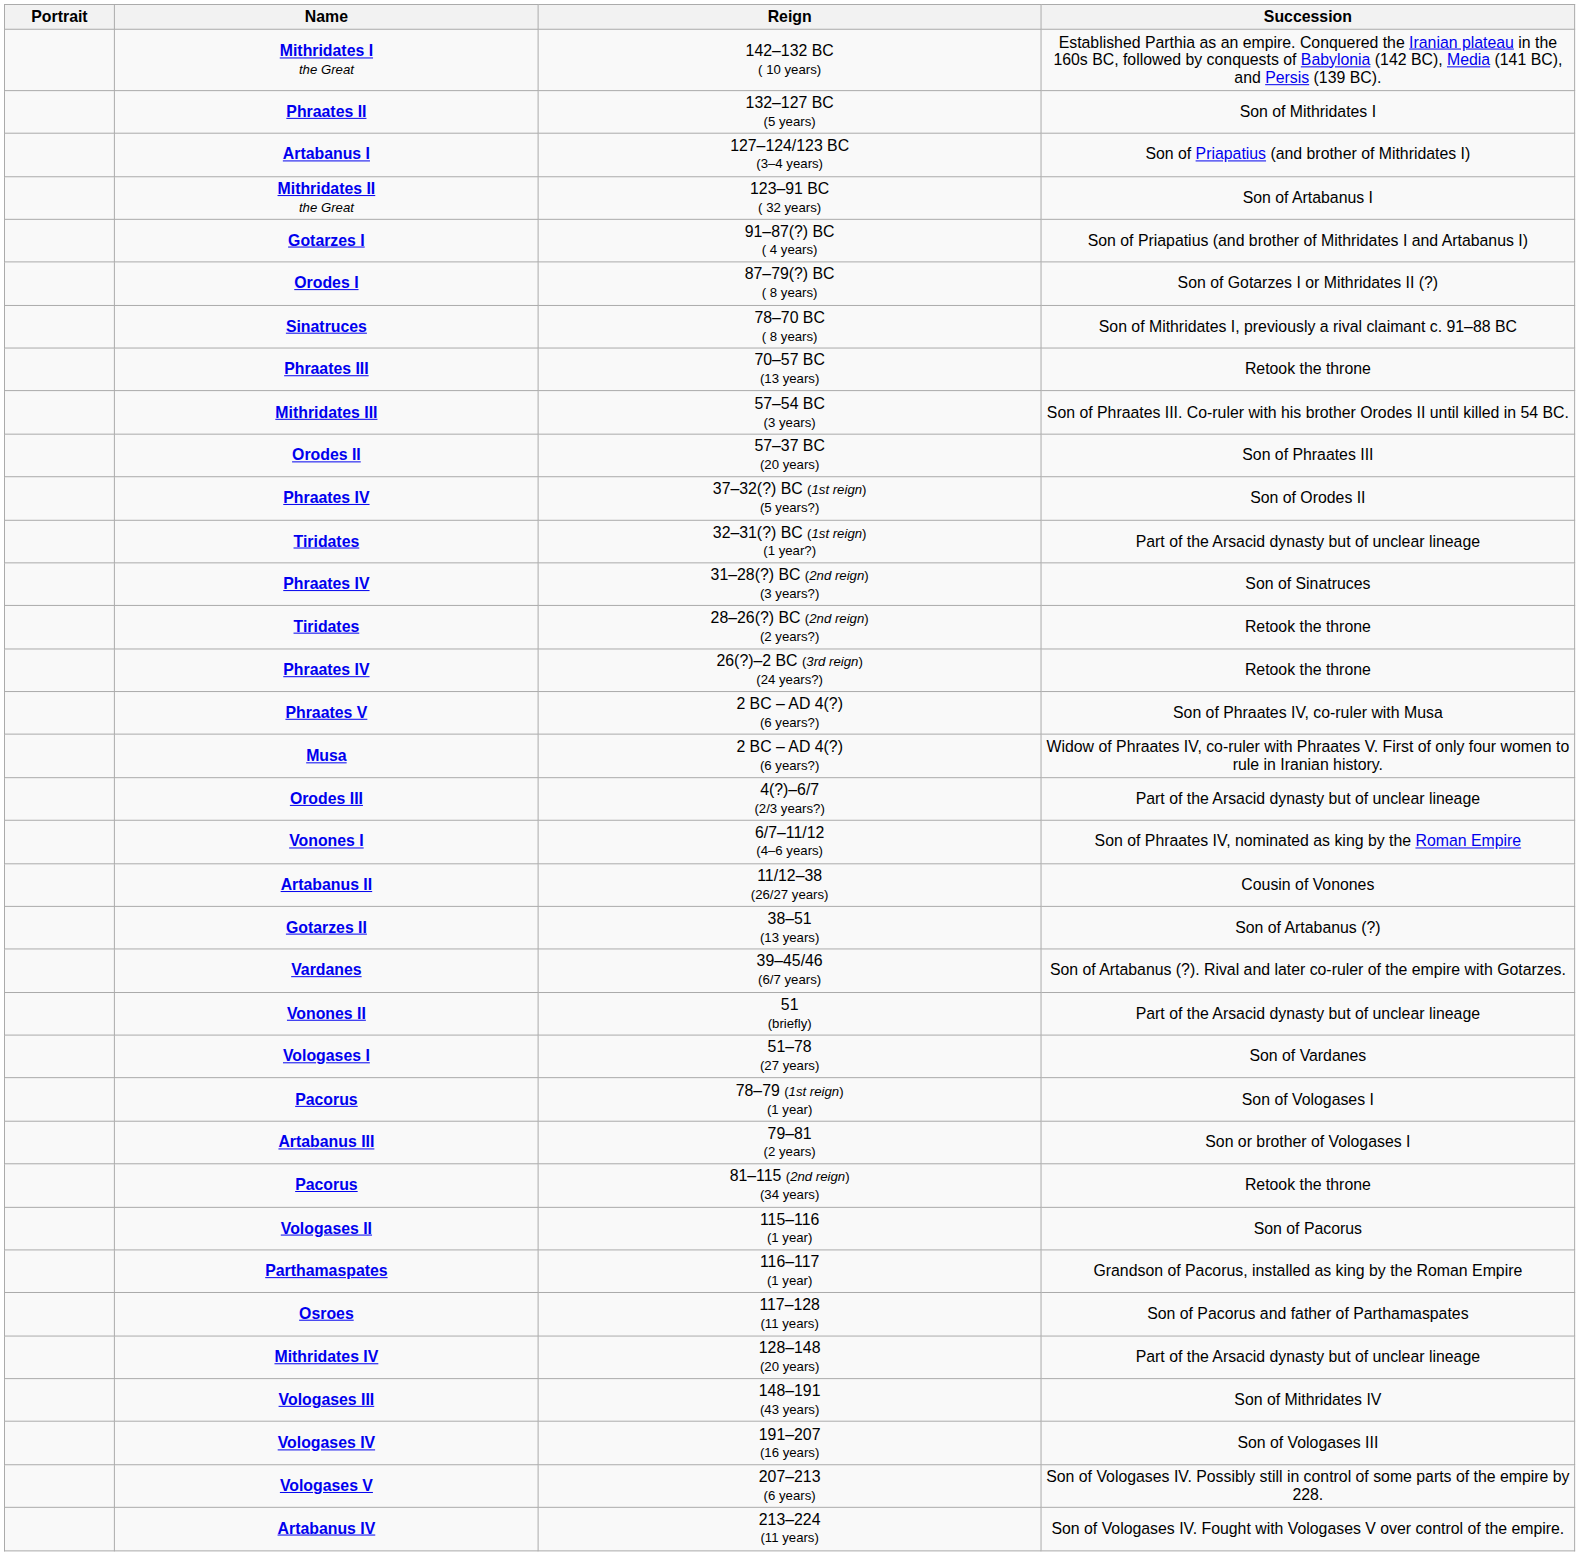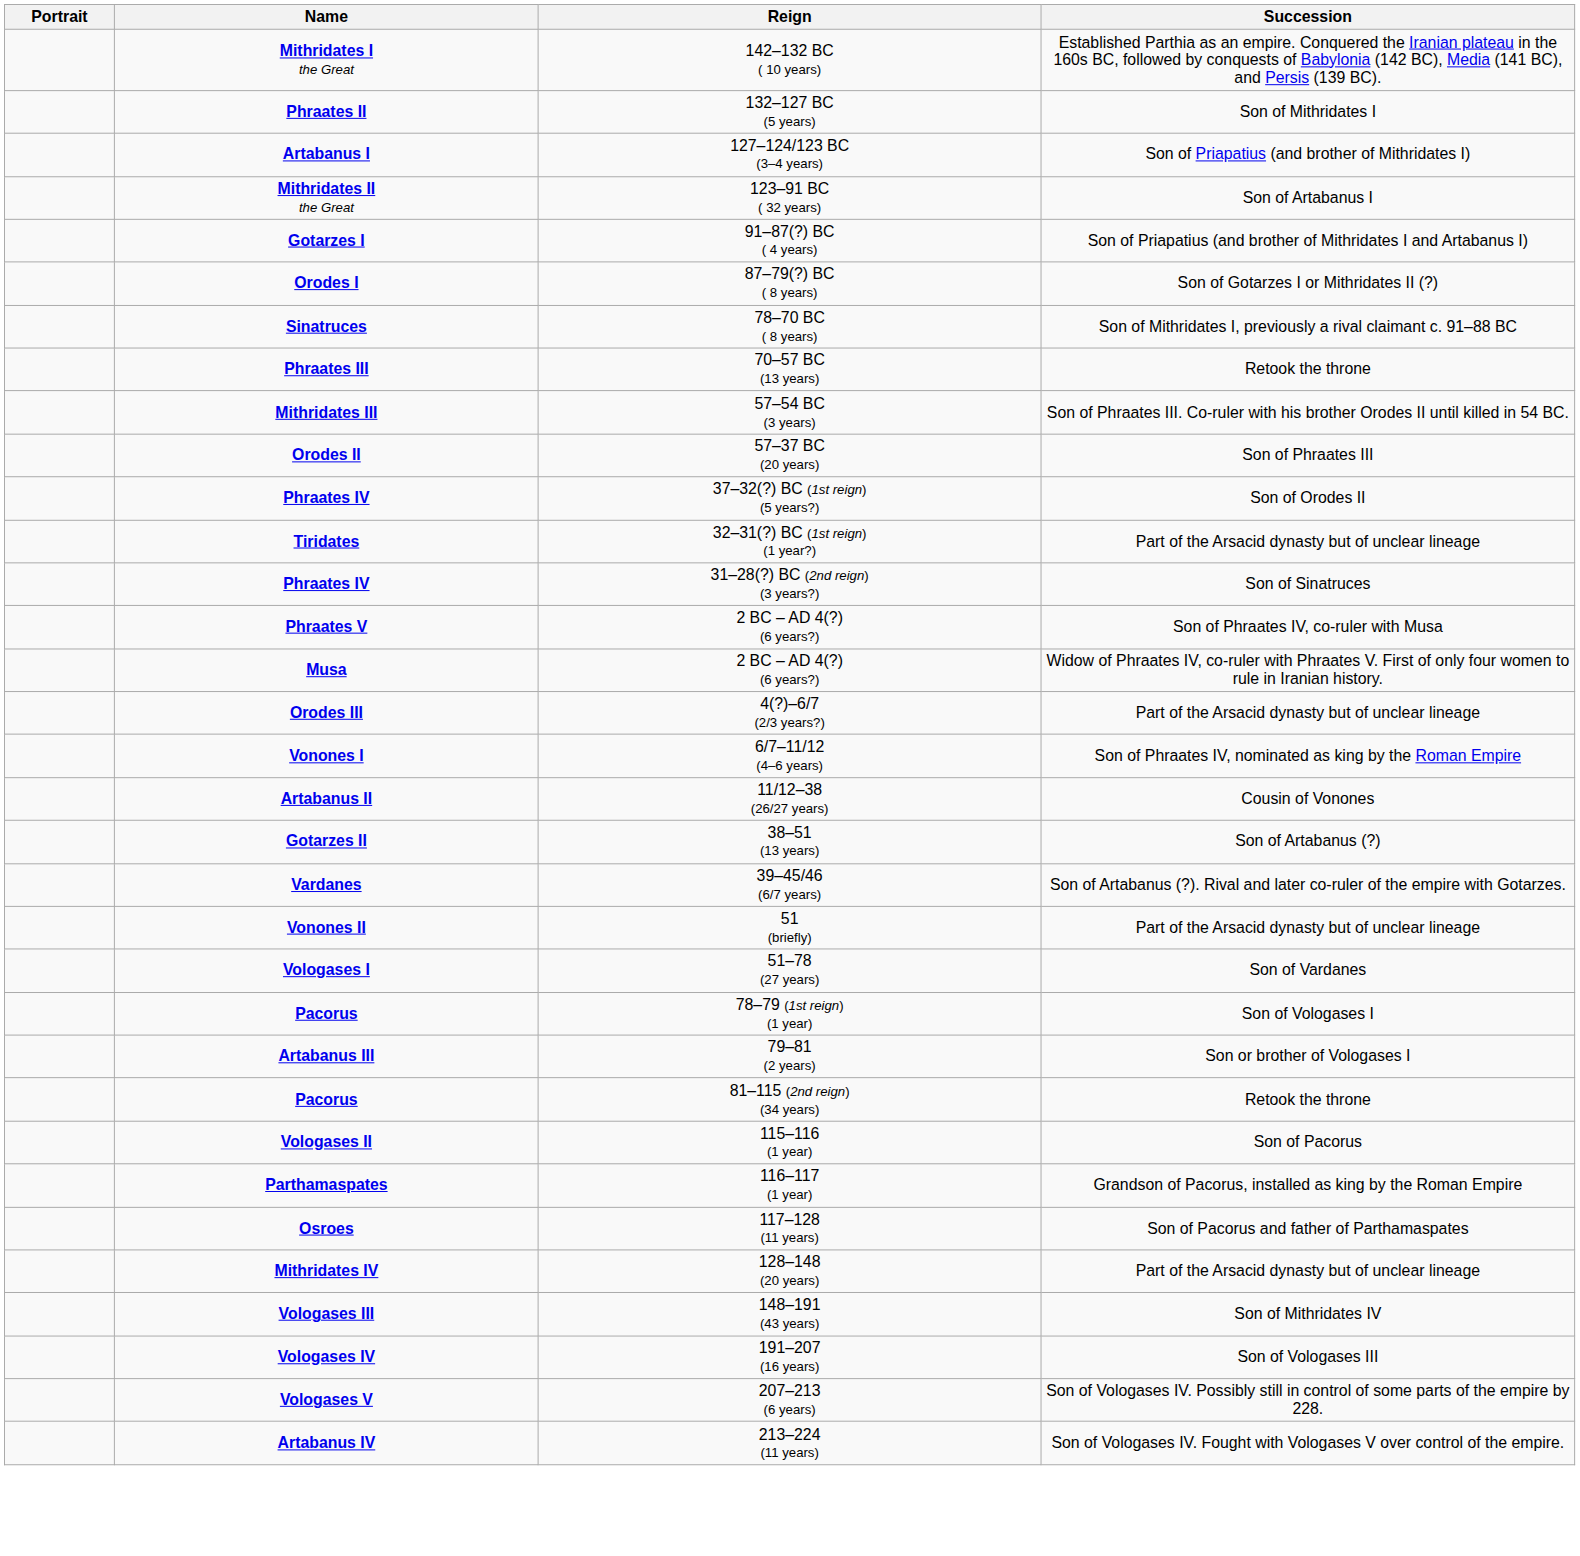- row: (326, 627)
- row: (326, 670)
